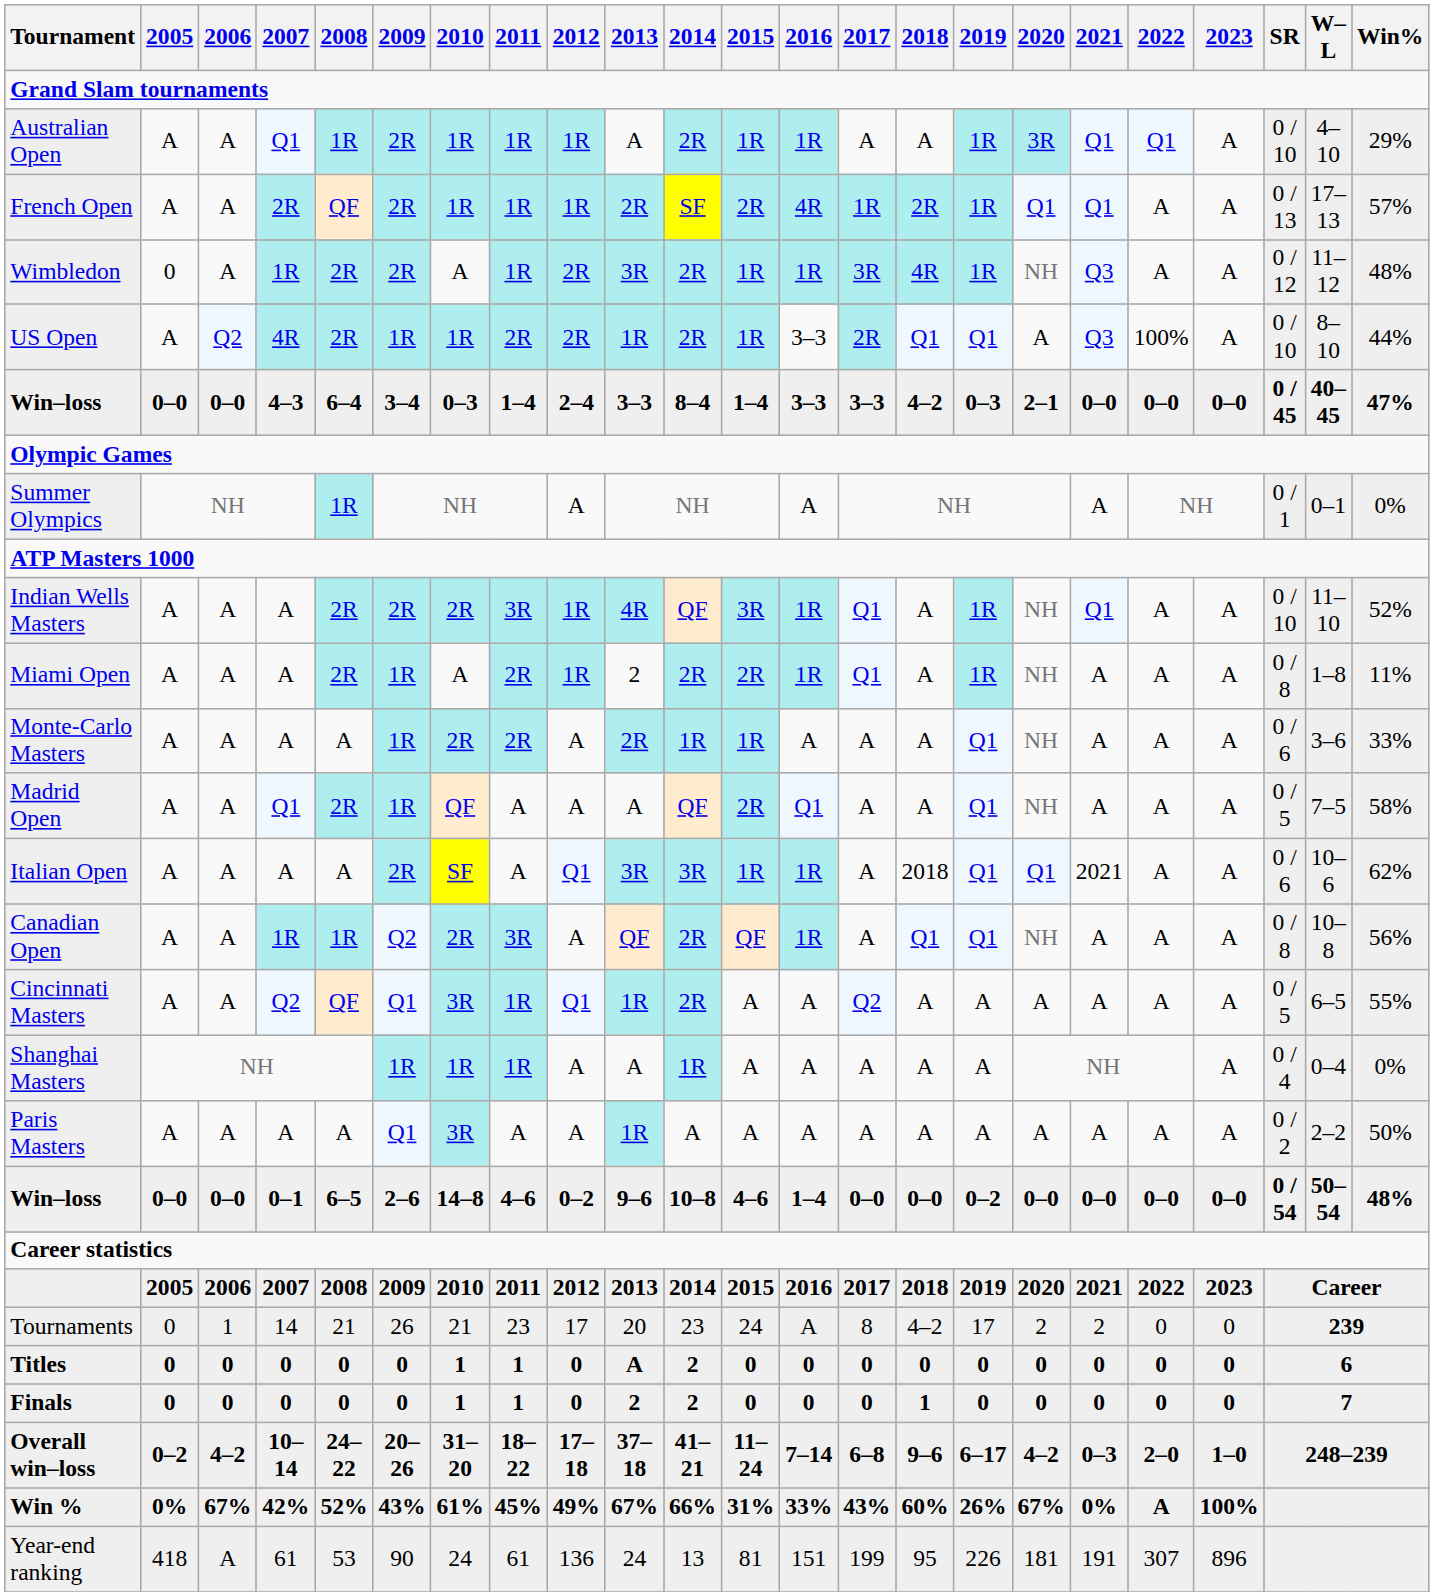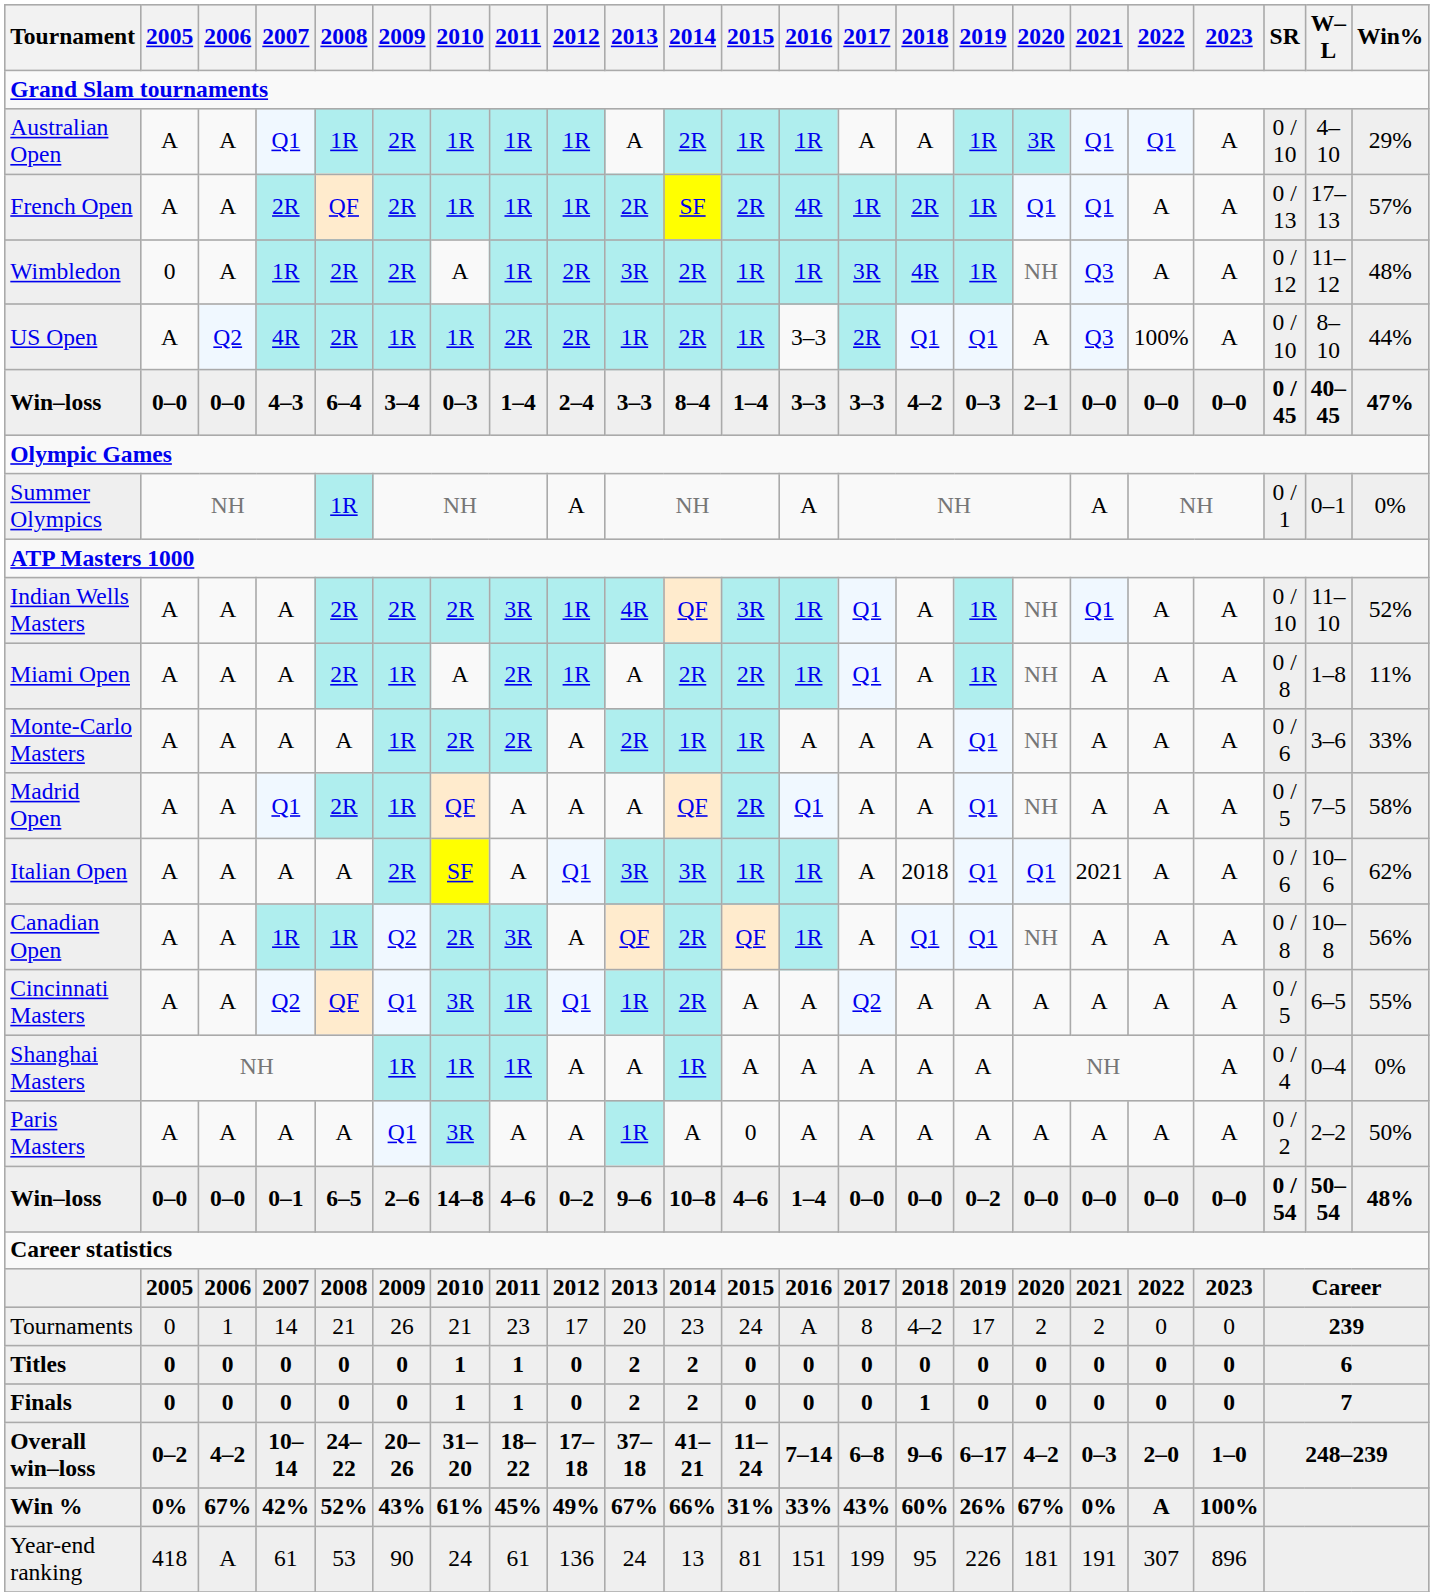(634, 674) 2 -> (634, 674) A
(751, 1132) A -> (751, 1132) 0
(634, 1364) A -> (634, 1364) 2
